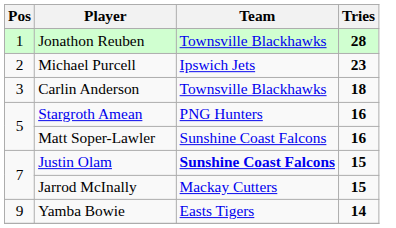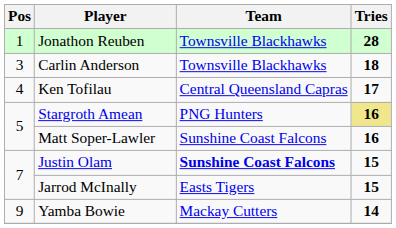- row: (87, 65)
+ row: (75, 89)
(359, 114) no background -> (371, 114) khaki background
(228, 187) Mackay Cutters -> (217, 187) Easts Tigers
(217, 211) Easts Tigers -> (228, 211) Mackay Cutters
